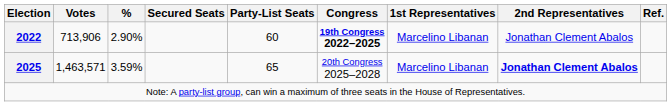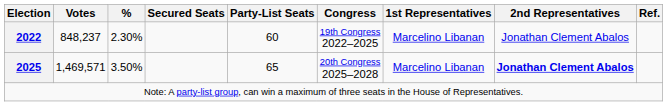(81, 37) 713,906 -> (81, 37) 848,237
(127, 37) 2.90% -> (127, 37) 2.30%
(352, 37) bold -> (350, 38) normal
(81, 67) 1,463,571 -> (81, 67) 1,469,571
(127, 67) 3.59% -> (127, 67) 3.50%
